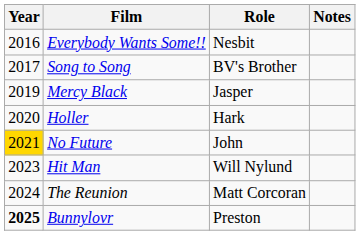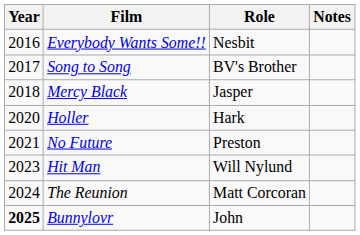(24, 92) 2019 -> (24, 92) 2018
(24, 142) gold background -> (24, 142) no background
(228, 142) John -> (237, 142) Preston
(237, 218) Preston -> (228, 218) John
